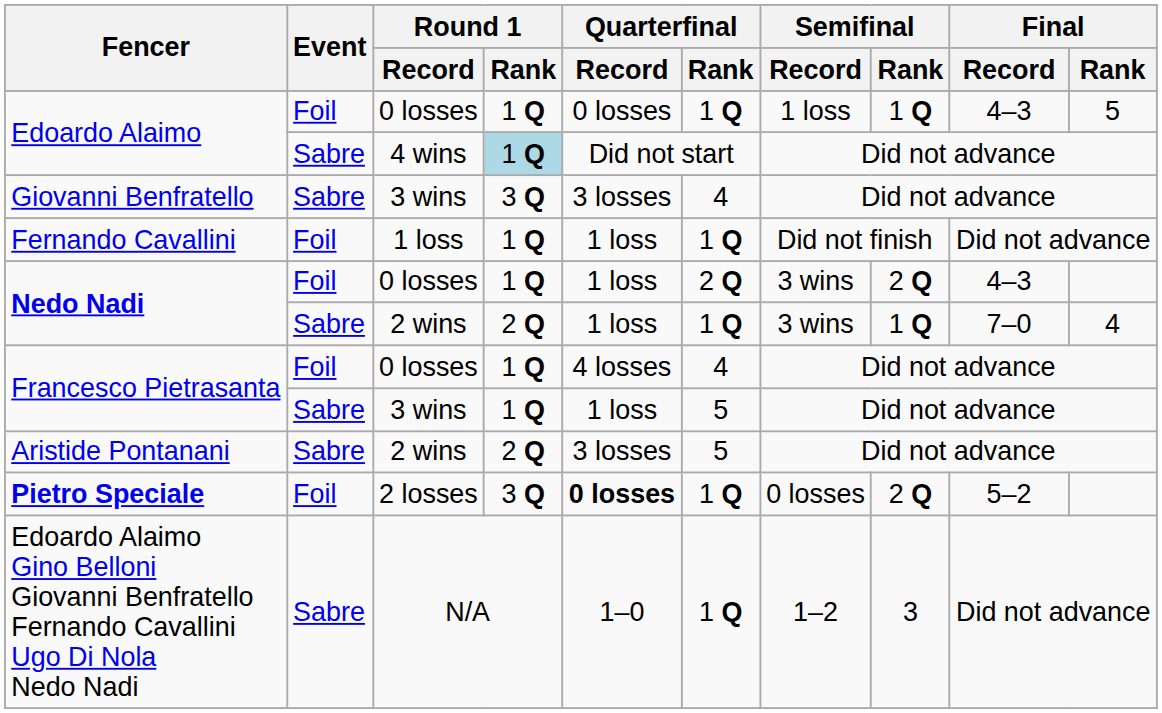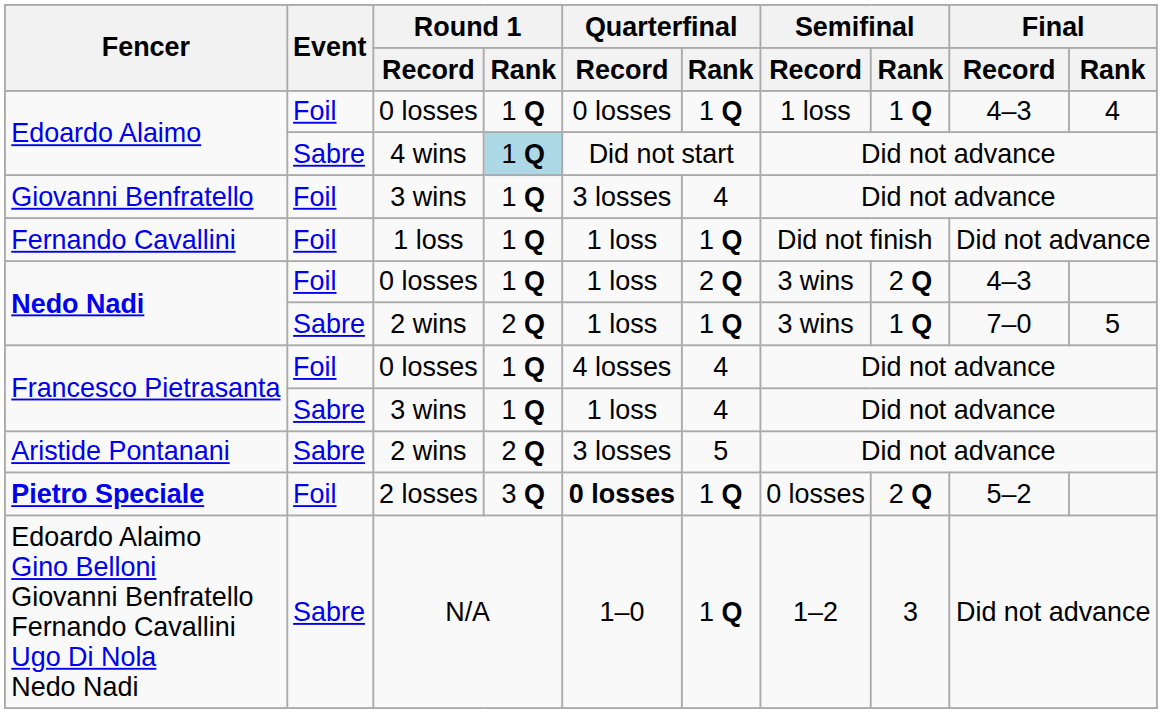(1113, 112) 5 -> (1113, 112) 4
(329, 197) Sabre -> (315, 197) Foil
(523, 197) 3 Q -> (523, 197) 1 Q
(1113, 324) 4 -> (1113, 324) 5
(721, 409) 5 -> (721, 409) 4
